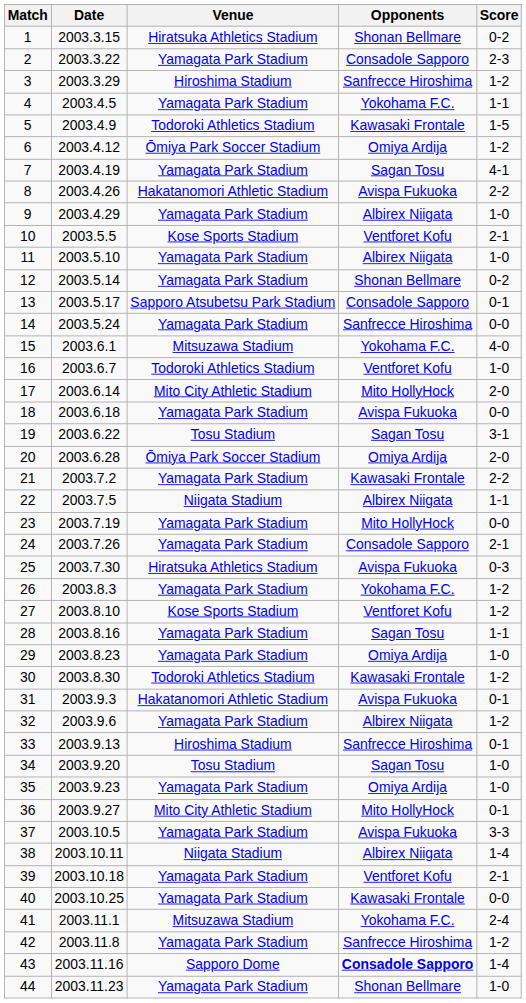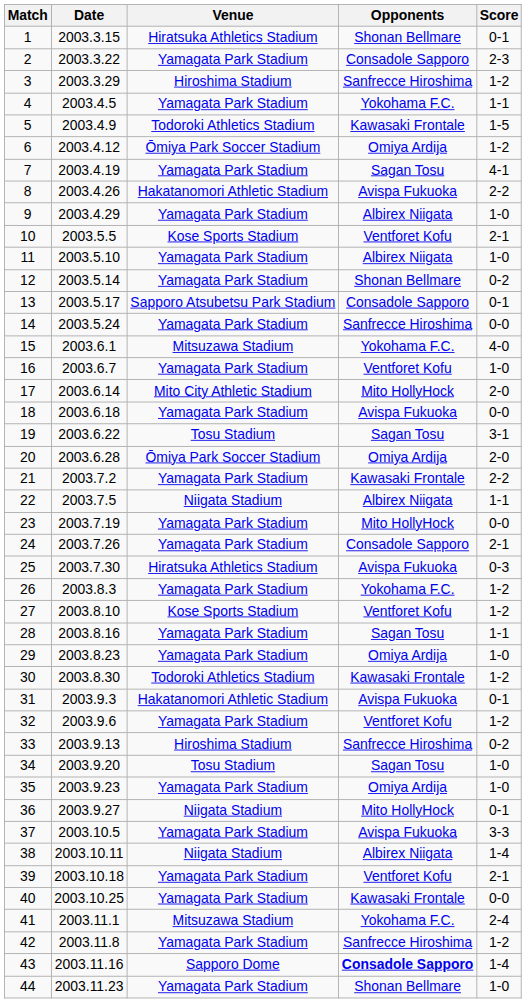(499, 37) 0-2 -> (499, 37) 0-1
(233, 368) Todoroki Athletics Stadium -> (233, 368) Yamagata Park Stadium
(408, 721) Albirex Niigata -> (408, 721) Ventforet Kofu
(499, 744) 0-1 -> (499, 744) 0-2
(233, 810) Mito City Athletic Stadium -> (233, 810) Niigata Stadium
